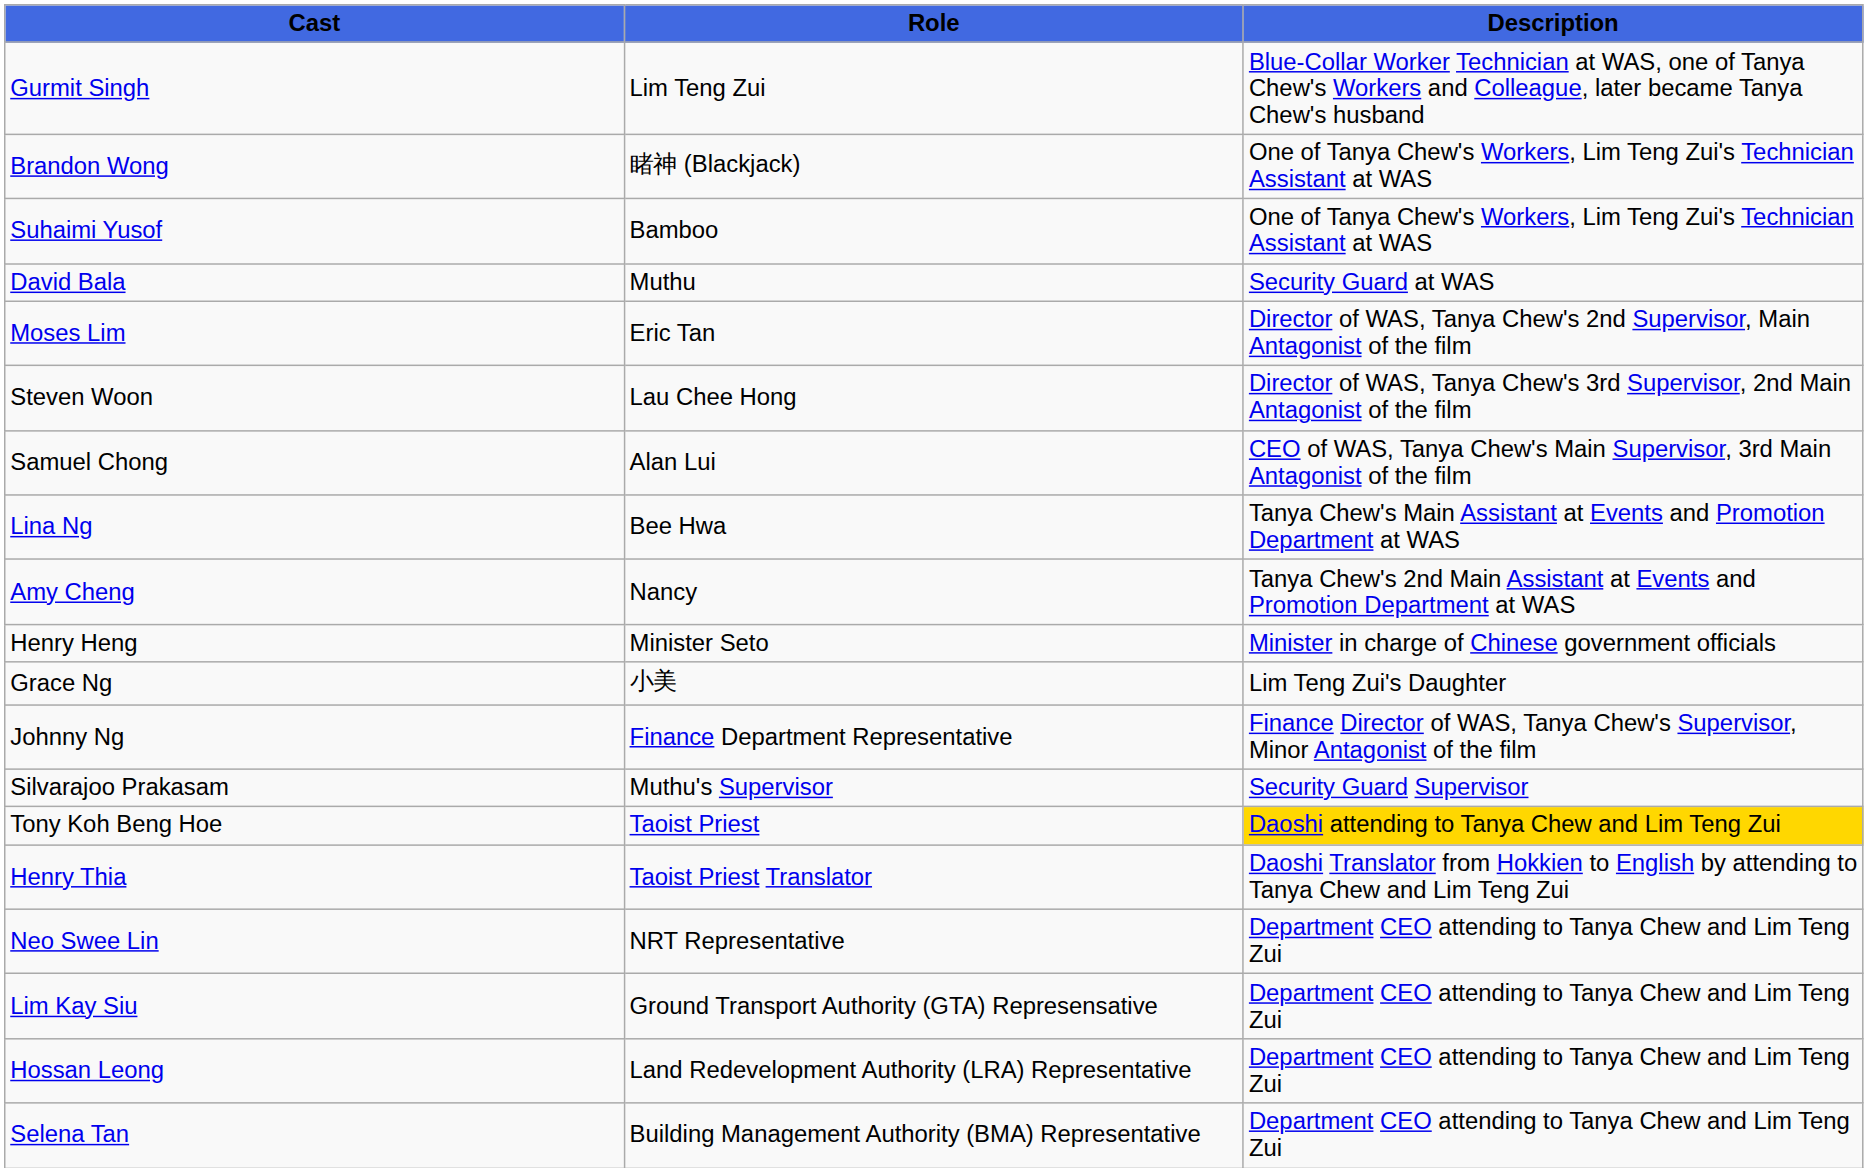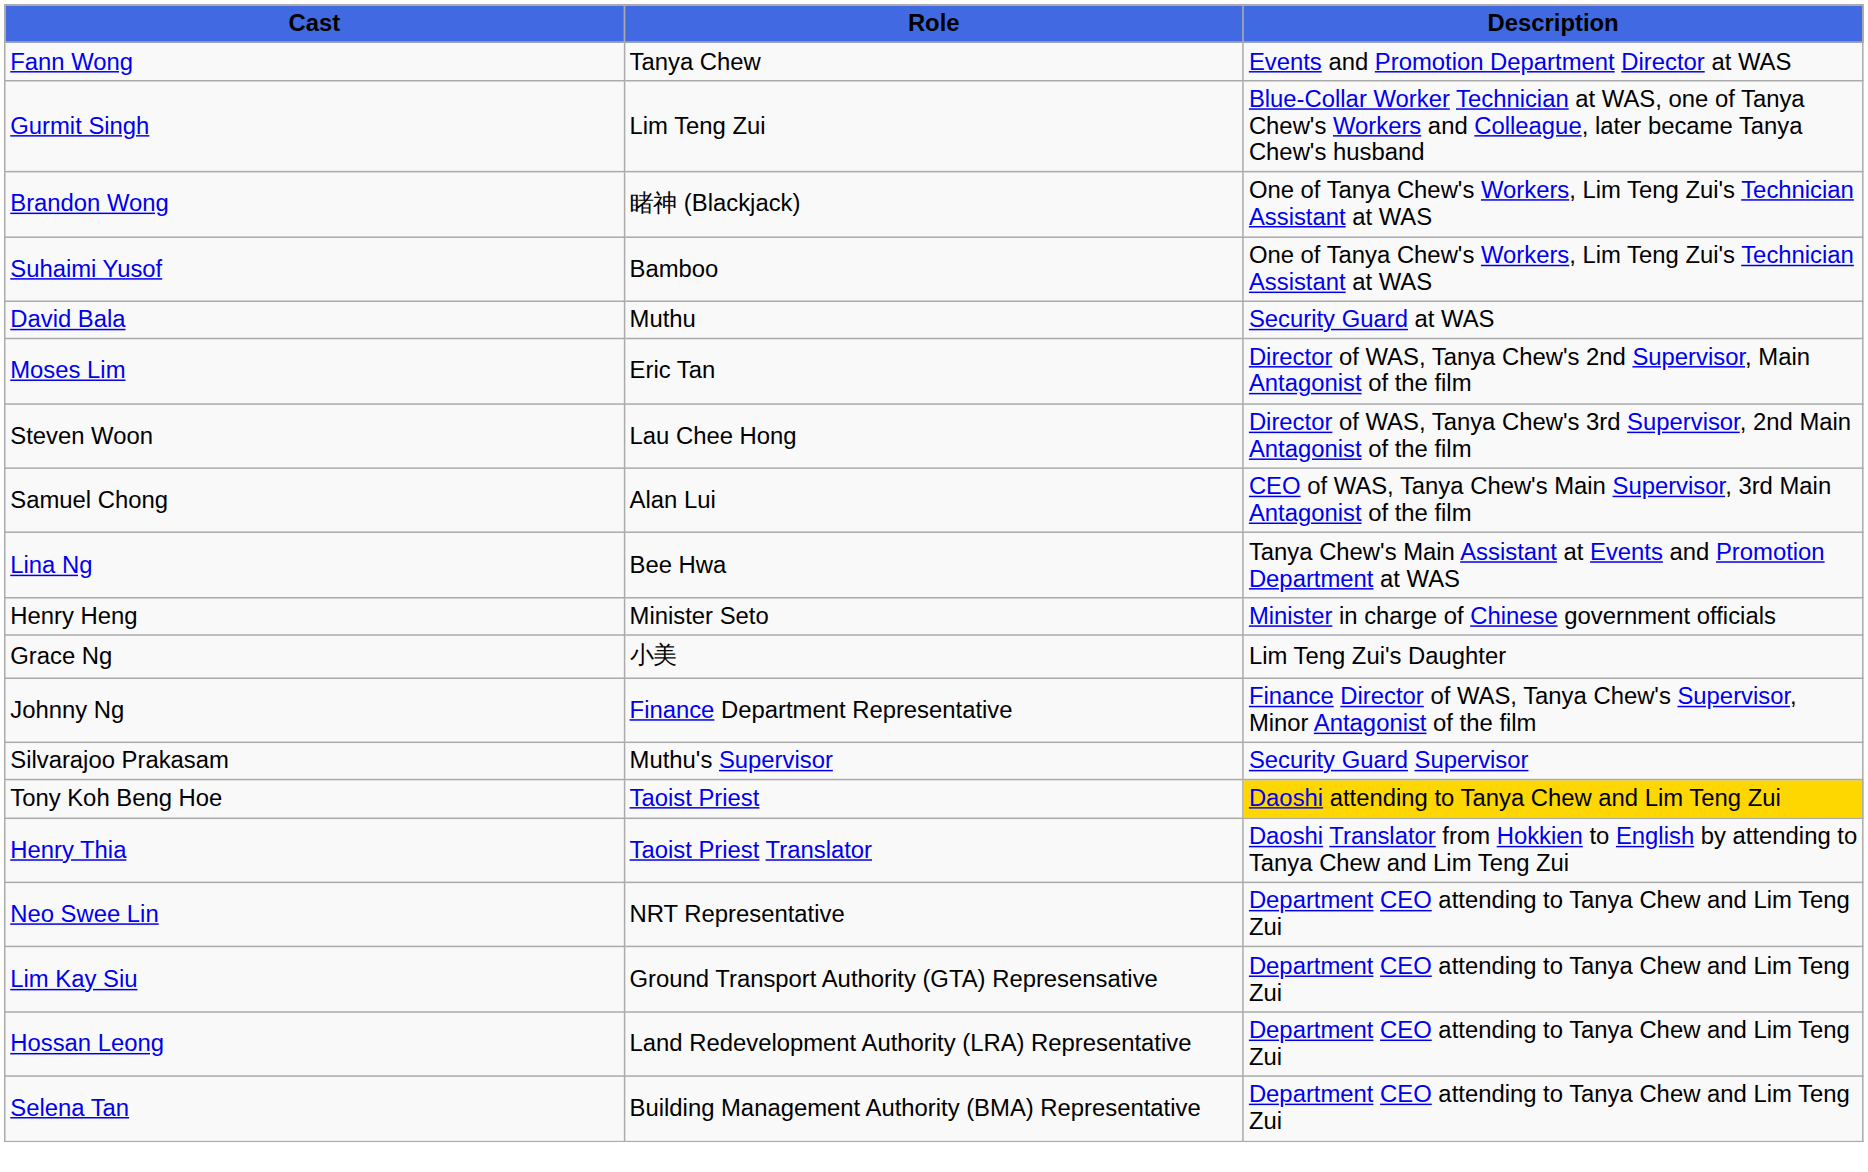+ row: (72, 61)
- row: (73, 591)
